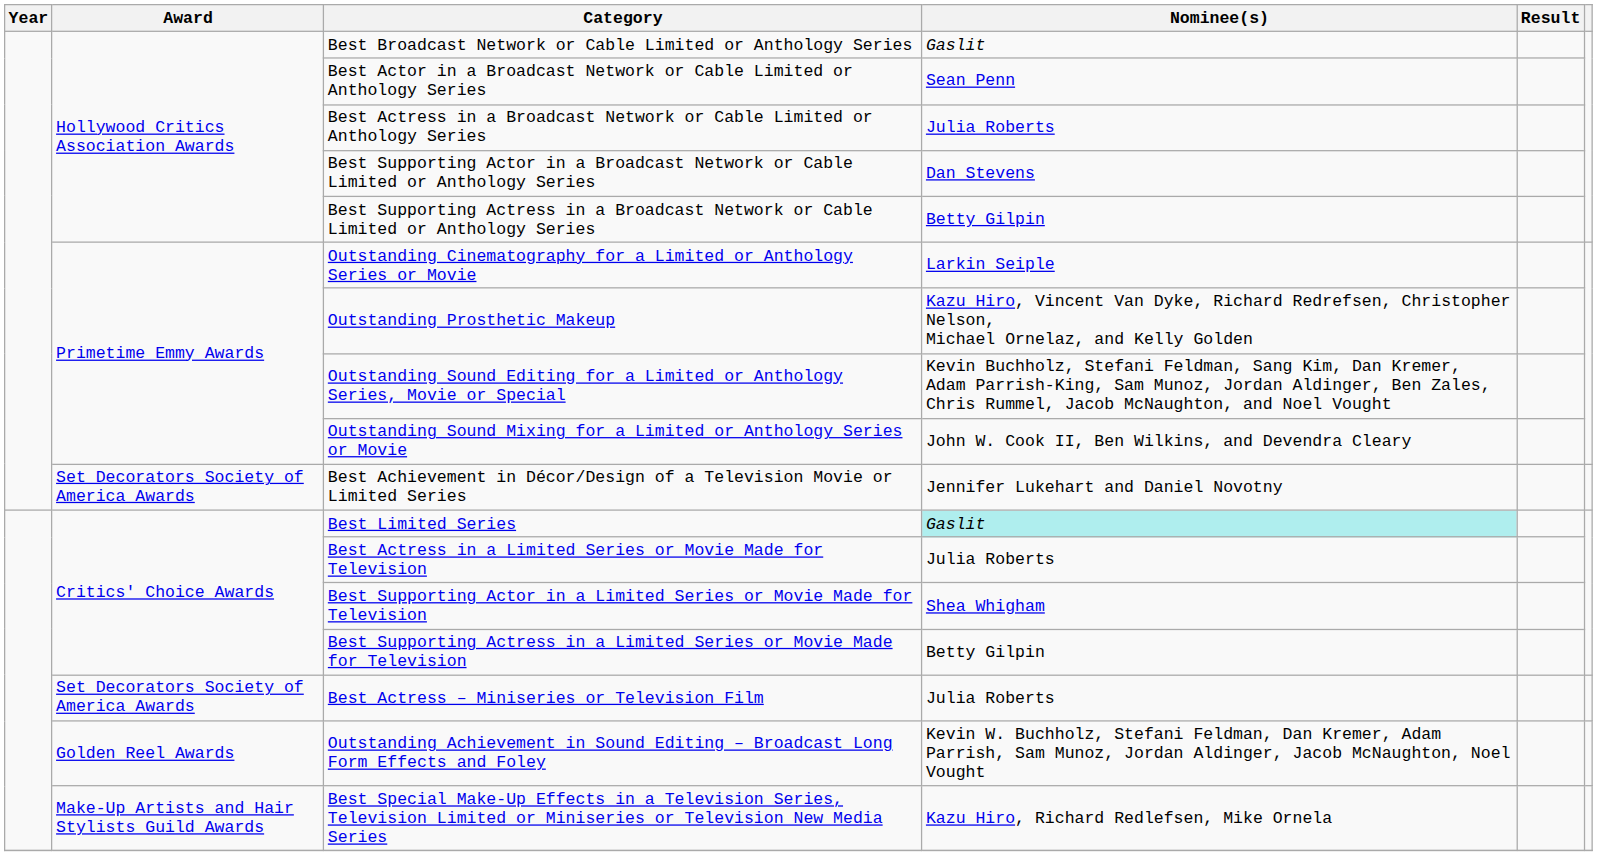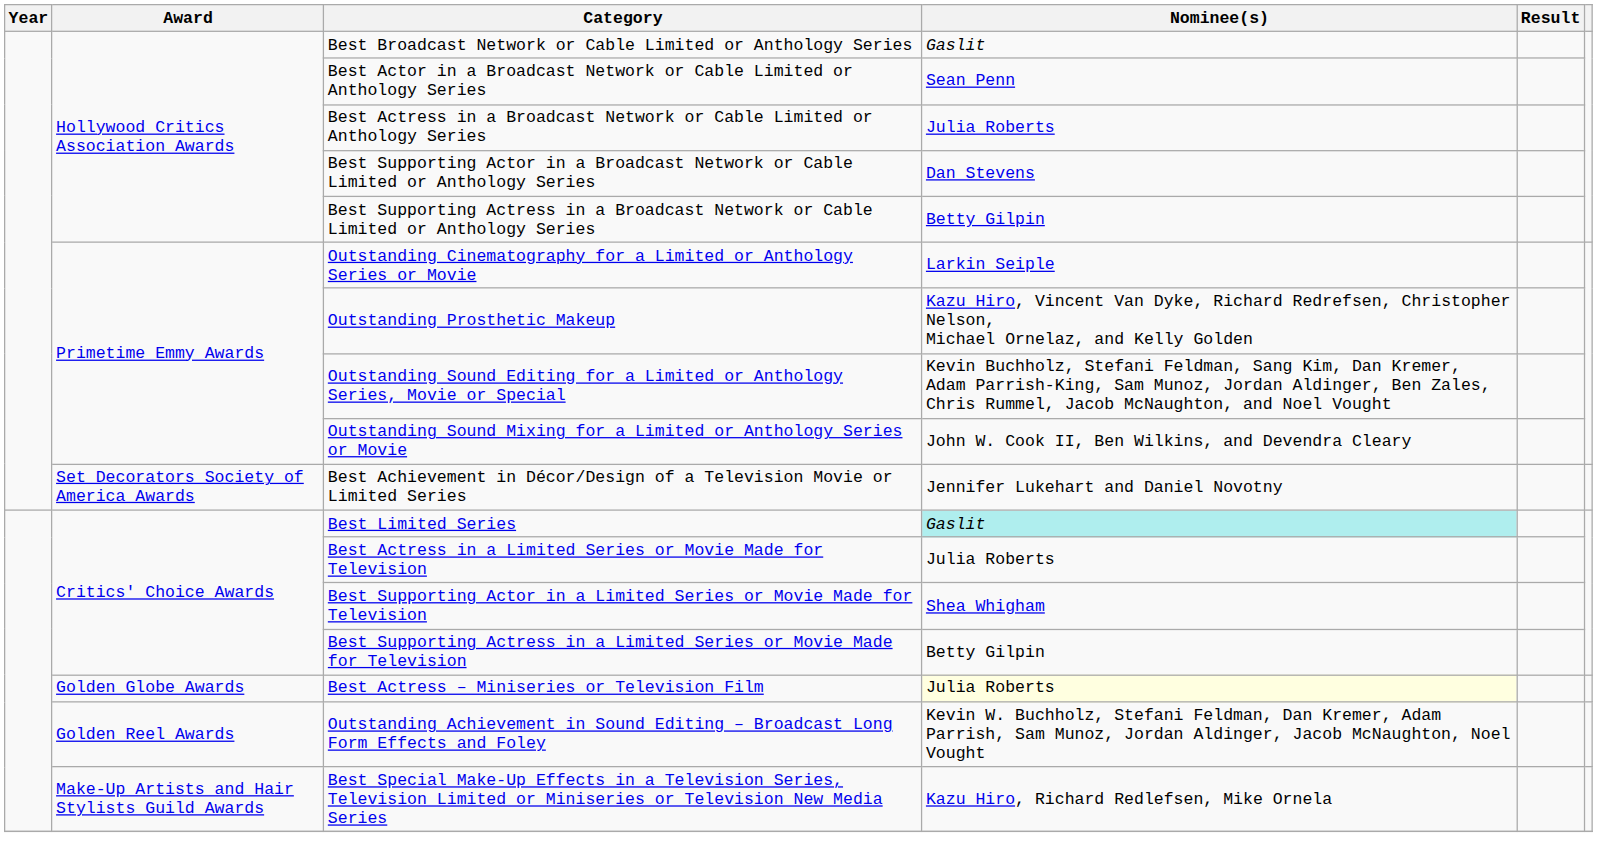(180, 698) Set Decorators Society of America Awards -> (150, 688) Golden Globe Awards
(990, 698) no background -> (990, 688) lightyellow background
